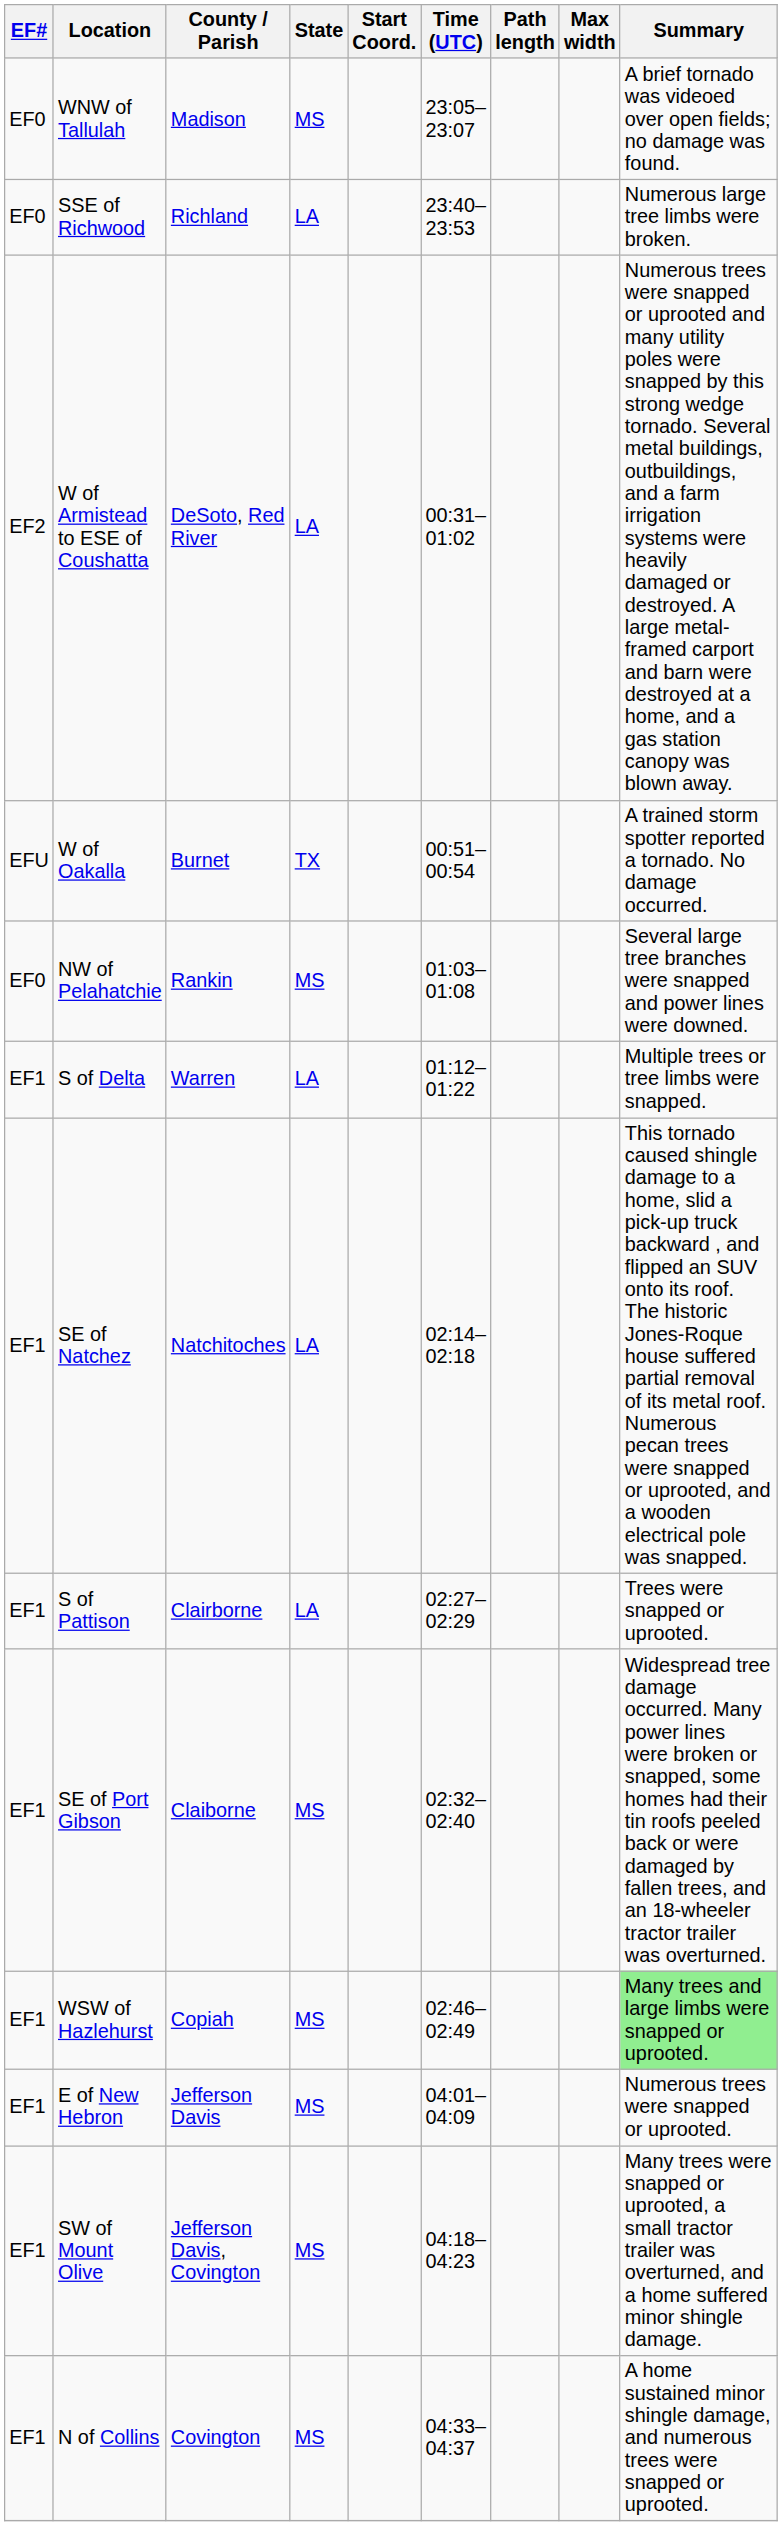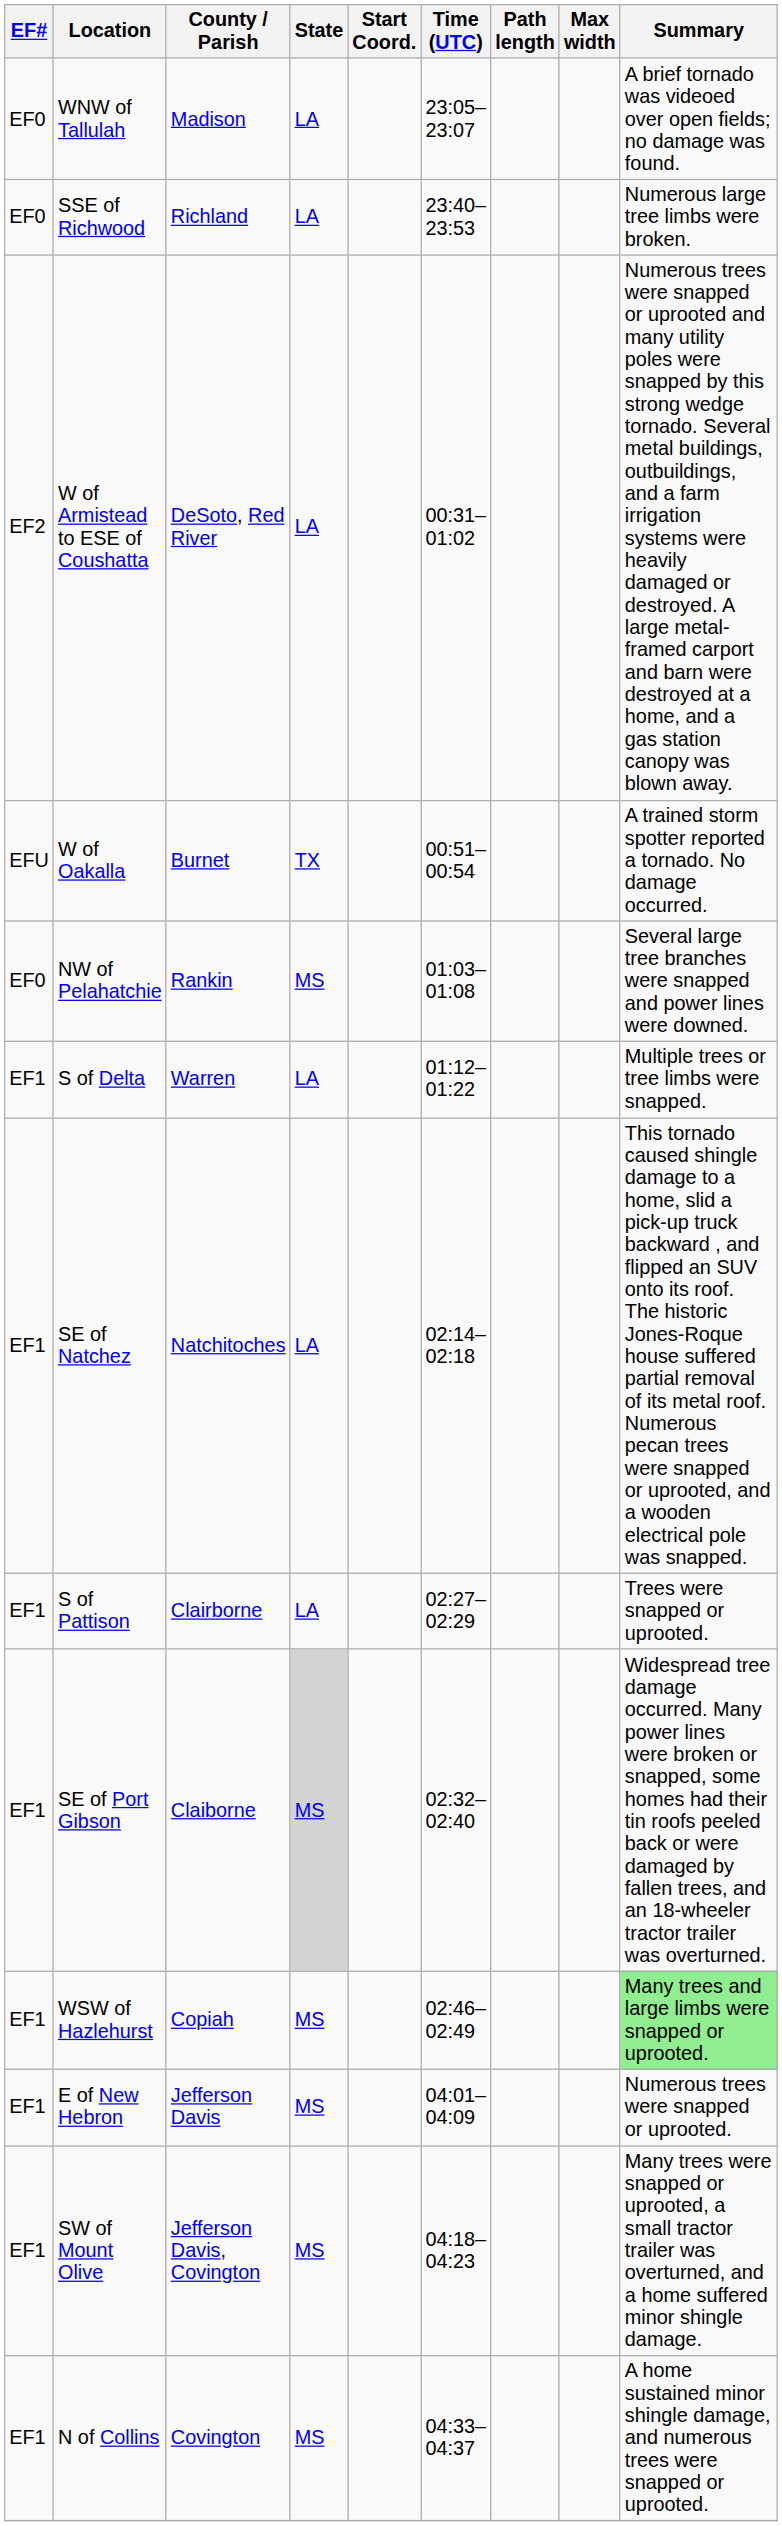(310, 118) MS -> (307, 118) LA
(310, 1810) no background -> (310, 1810) lightgrey background
